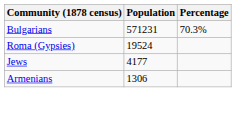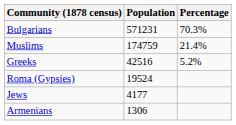+ row: (25, 45)
+ row: (21, 62)
